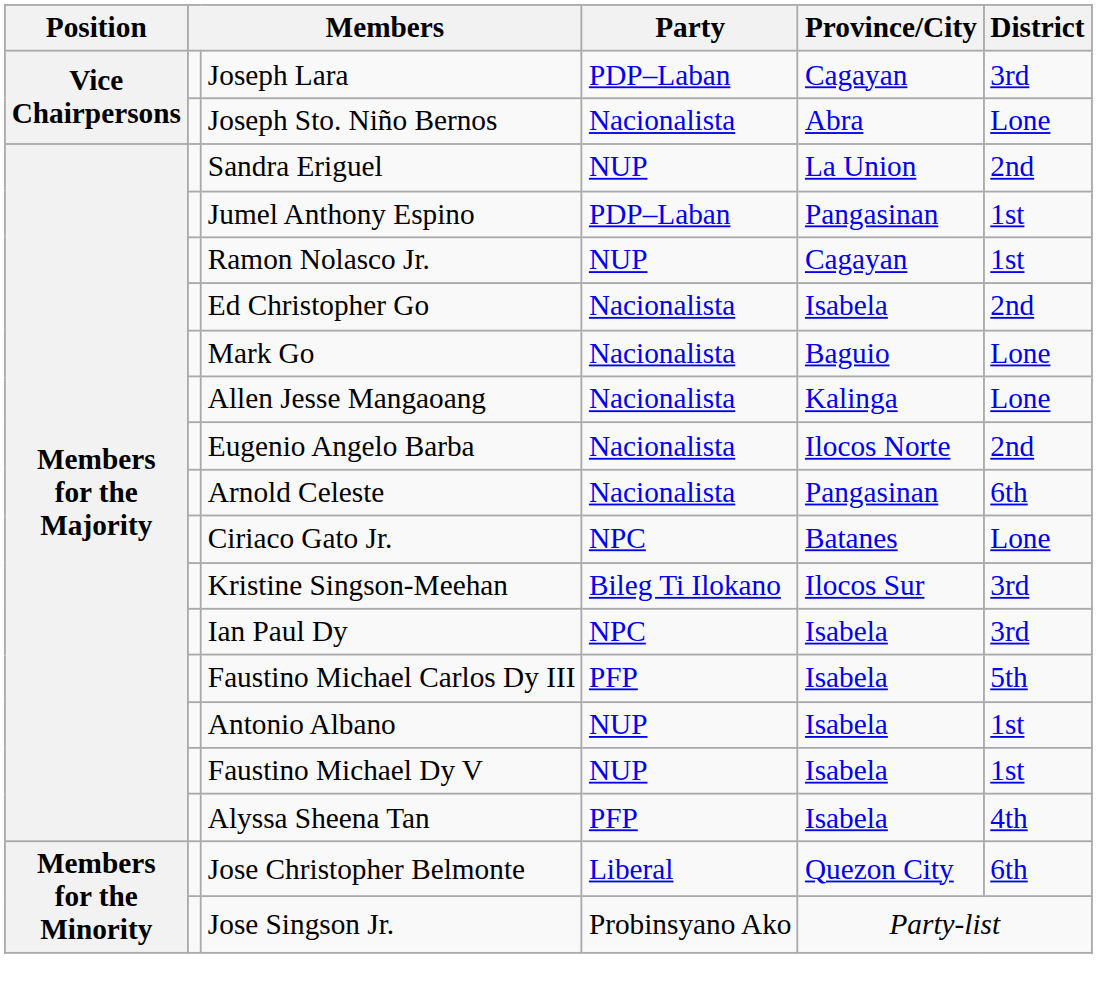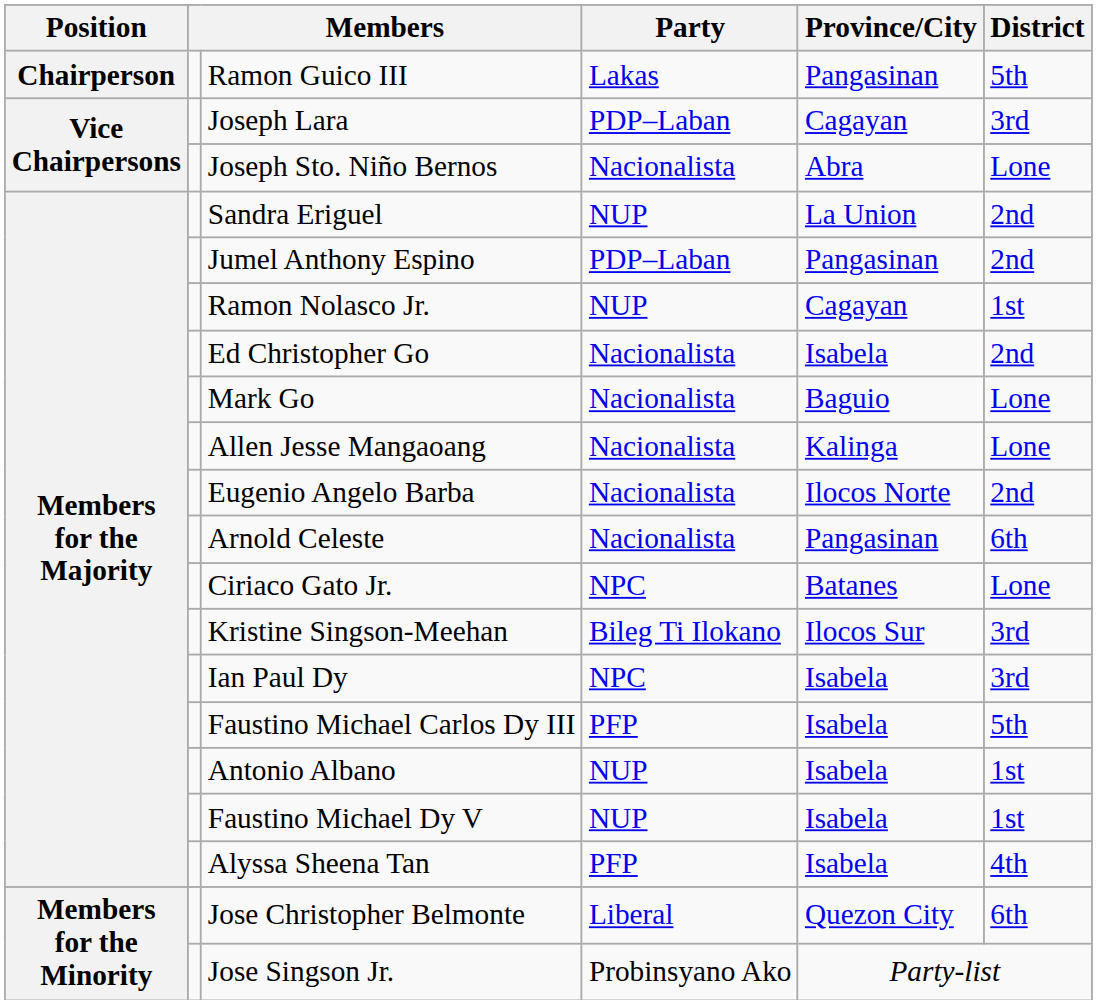+ row: (308, 74)
(1007, 213) 1st -> (1012, 259) 2nd
